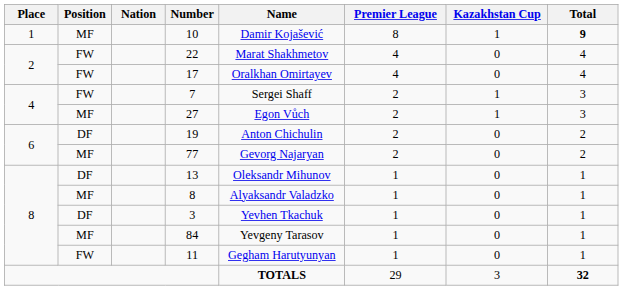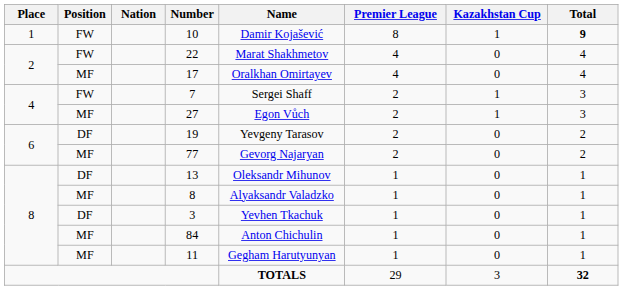(85, 34) MF -> (85, 34) FW
(85, 74) FW -> (85, 74) MF
(282, 135) Anton Chichulin -> (282, 135) Yevgeny Tarasov
(282, 235) Yevgeny Tarasov -> (282, 235) Anton Chichulin
(85, 255) FW -> (85, 255) MF
